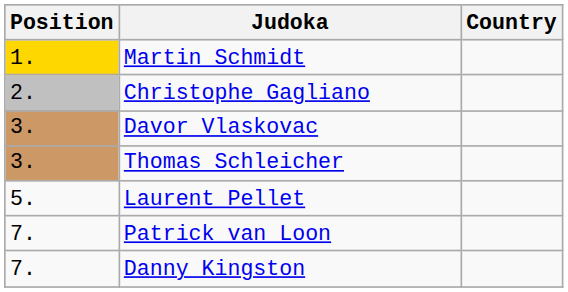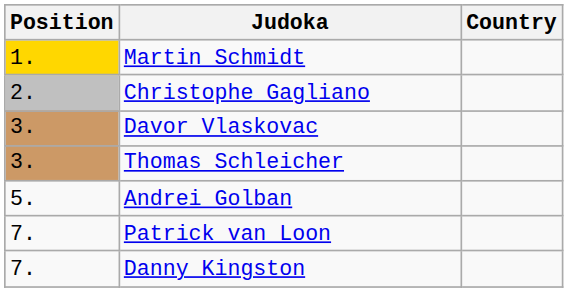+ row: (208, 198)
- row: (215, 198)
